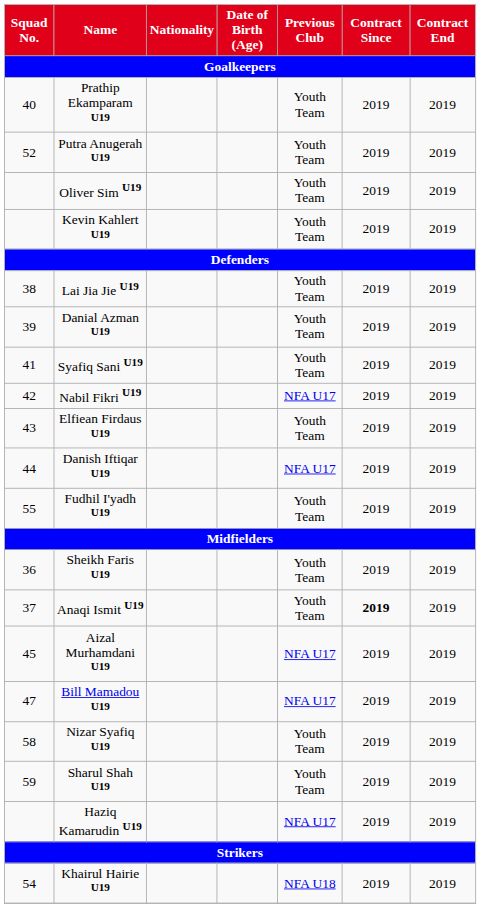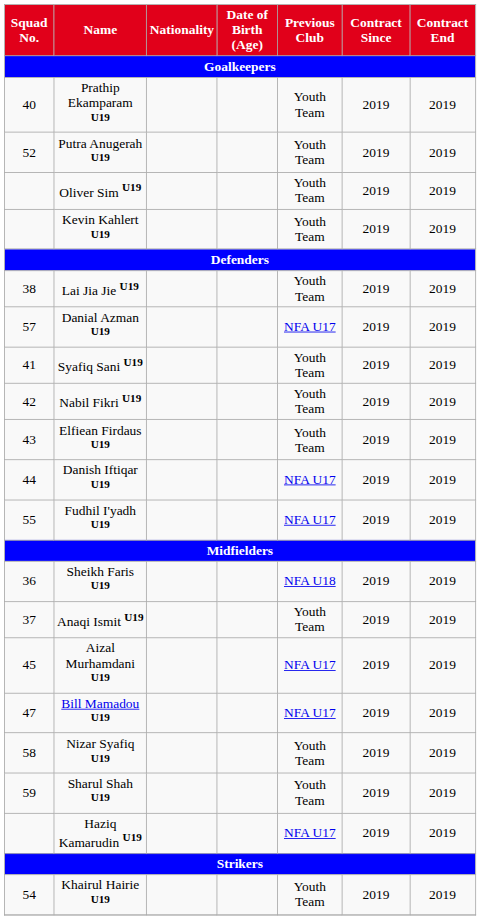(29, 326) 39 -> (29, 326) 57
(310, 326) Youth Team -> (310, 326) NFA U17
(310, 395) NFA U17 -> (310, 401) Youth Team
(310, 508) Youth Team -> (310, 519) NFA U17
(310, 569) Youth Team -> (310, 581) NFA U18
(376, 608) bold -> (376, 619) normal
(310, 883) NFA U18 -> (310, 894) Youth Team
